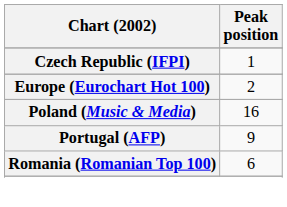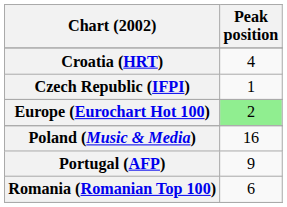+ row: (112, 61)
(251, 86) no background -> (251, 112) lightgreen background
